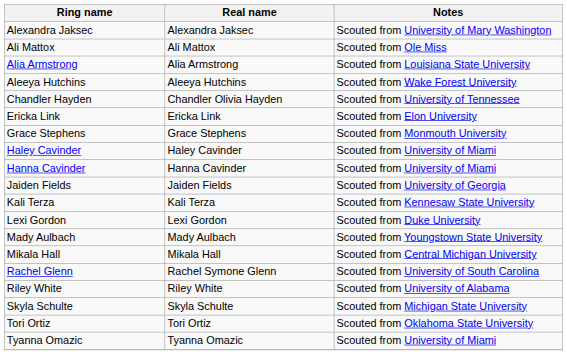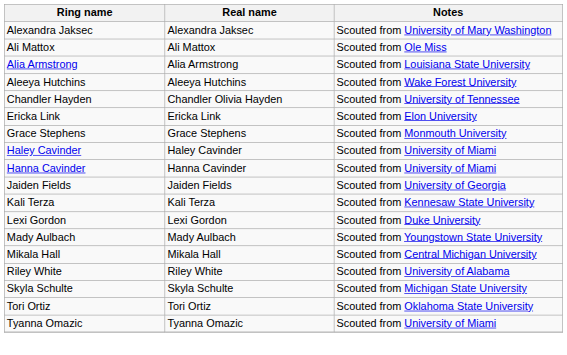- row: (40, 271)
